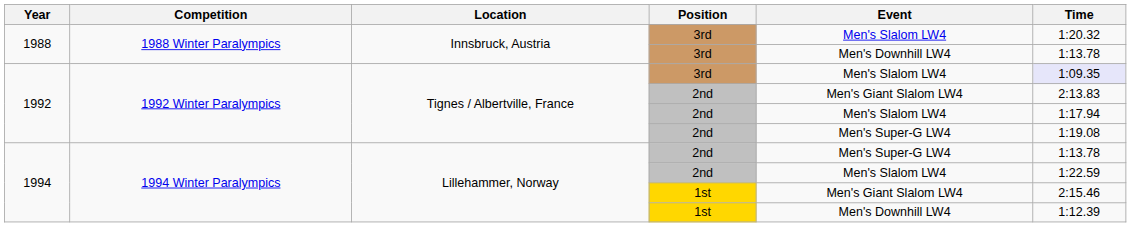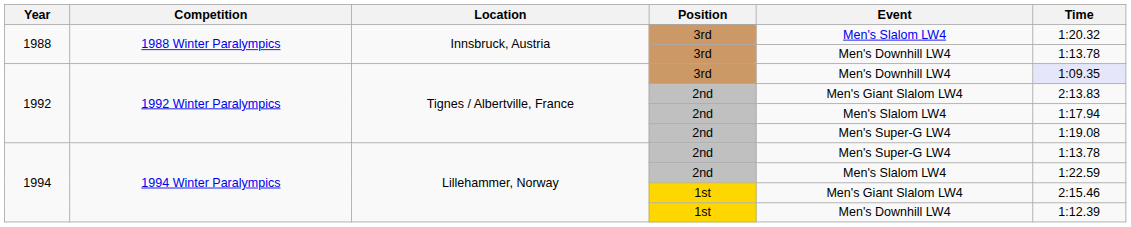(895, 74) Men's Slalom LW4 -> (895, 74) Men's Downhill LW4
